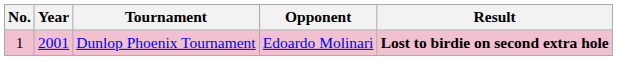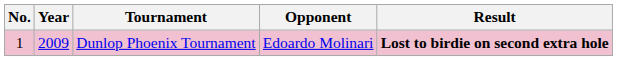(54, 43) 2001 -> (54, 43) 2009
